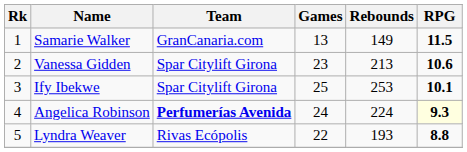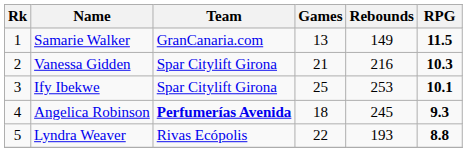(320, 64) 23 -> (320, 64) 21
(382, 64) 213 -> (382, 64) 216
(440, 64) 10.6 -> (440, 64) 10.3
(320, 111) 24 -> (320, 111) 18
(382, 111) 224 -> (382, 111) 245
(440, 111) lightyellow background -> (440, 111) no background
